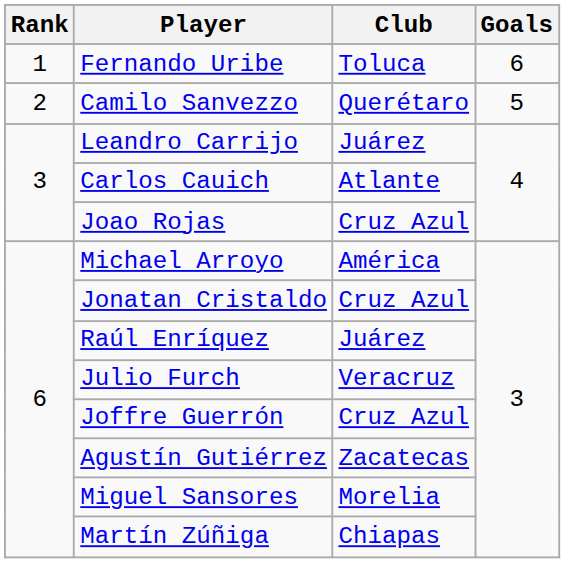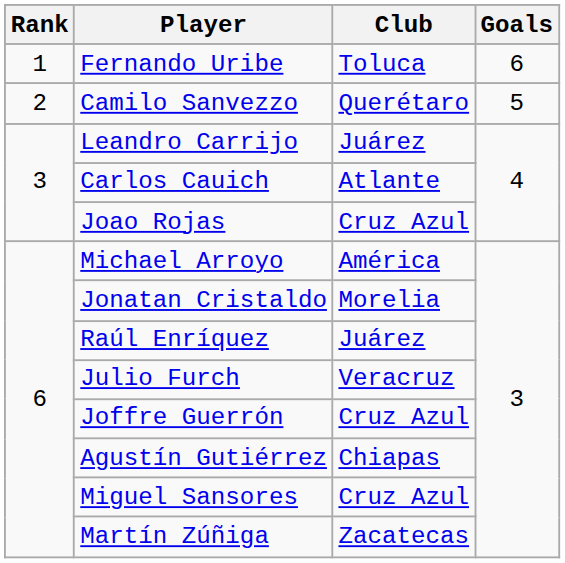(404, 300) Cruz Azul -> (389, 300) Morelia
(404, 458) Zacatecas -> (389, 458) Chiapas
(389, 498) Morelia -> (404, 498) Cruz Azul
(389, 537) Chiapas -> (404, 537) Zacatecas
